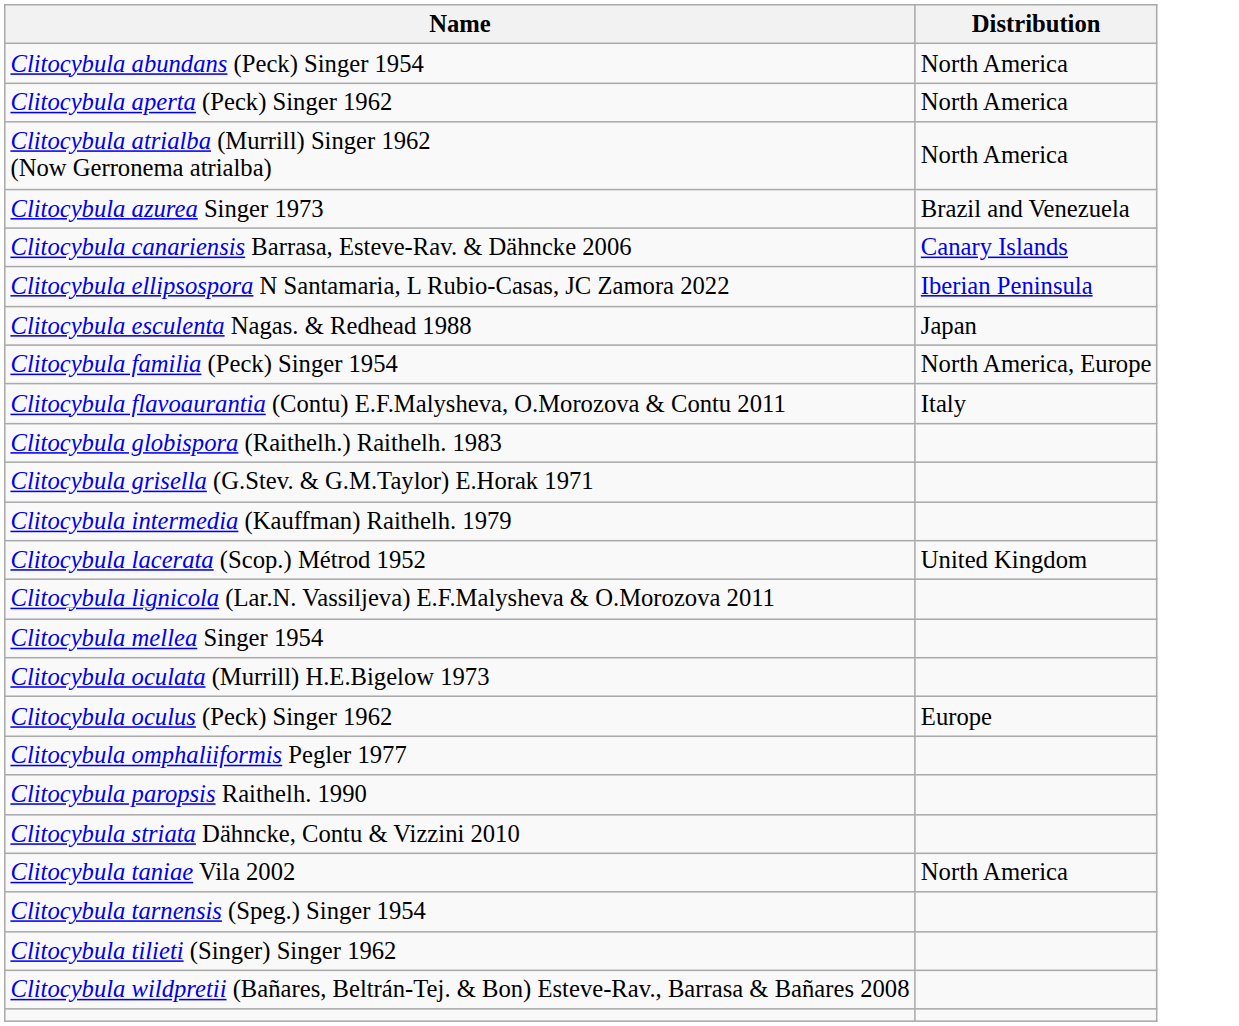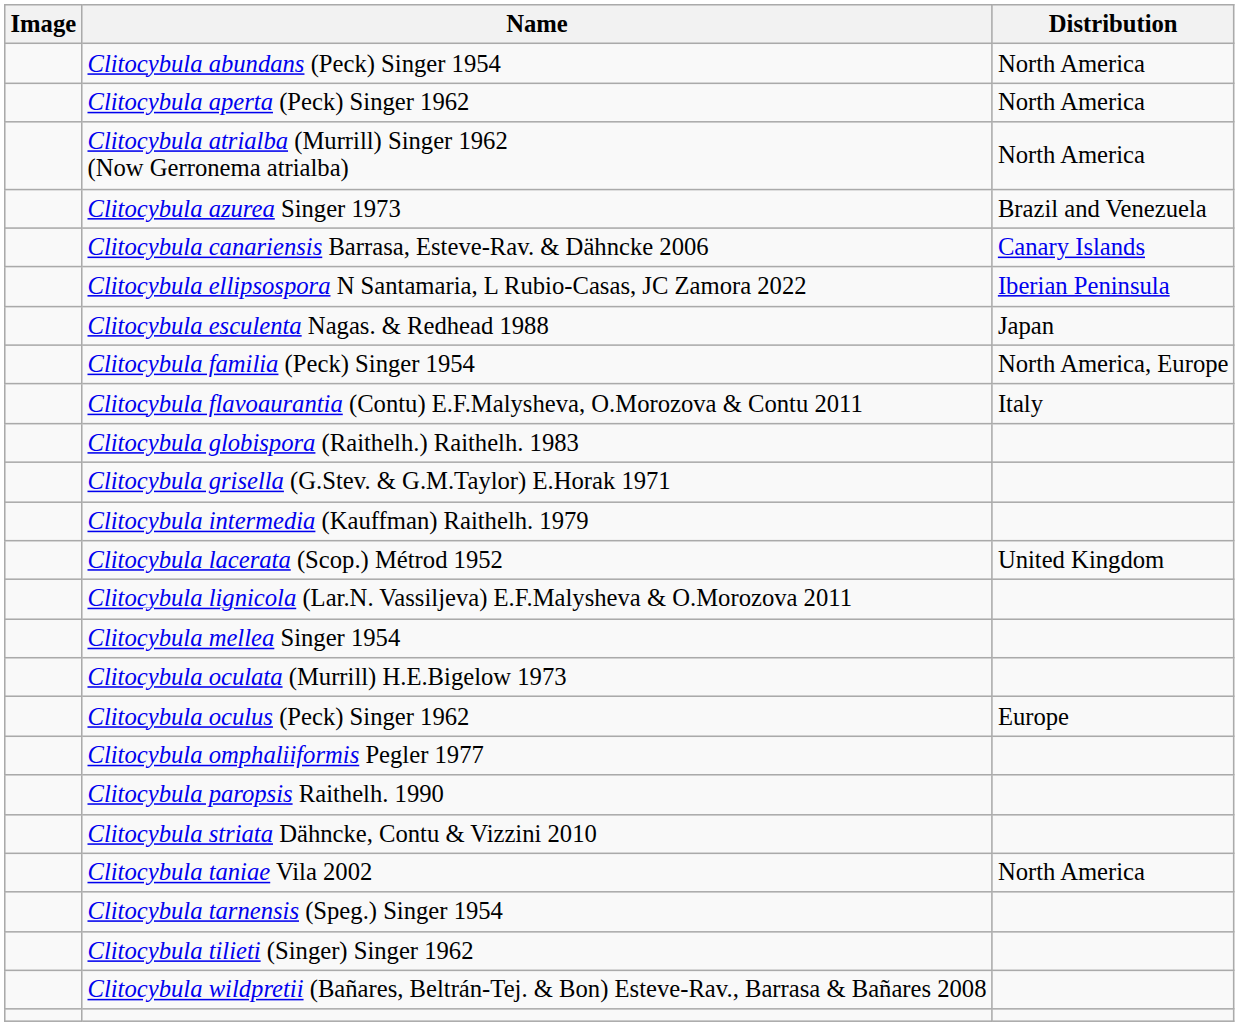+ column: (43, 24)
